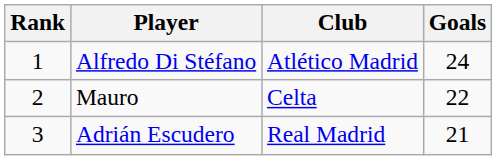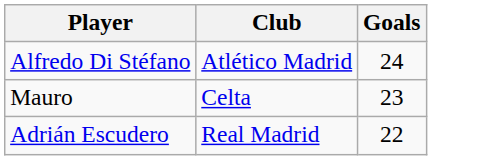- column: (38, 23)
(458, 97) 22 -> (392, 97) 23
(458, 135) 21 -> (392, 135) 22
